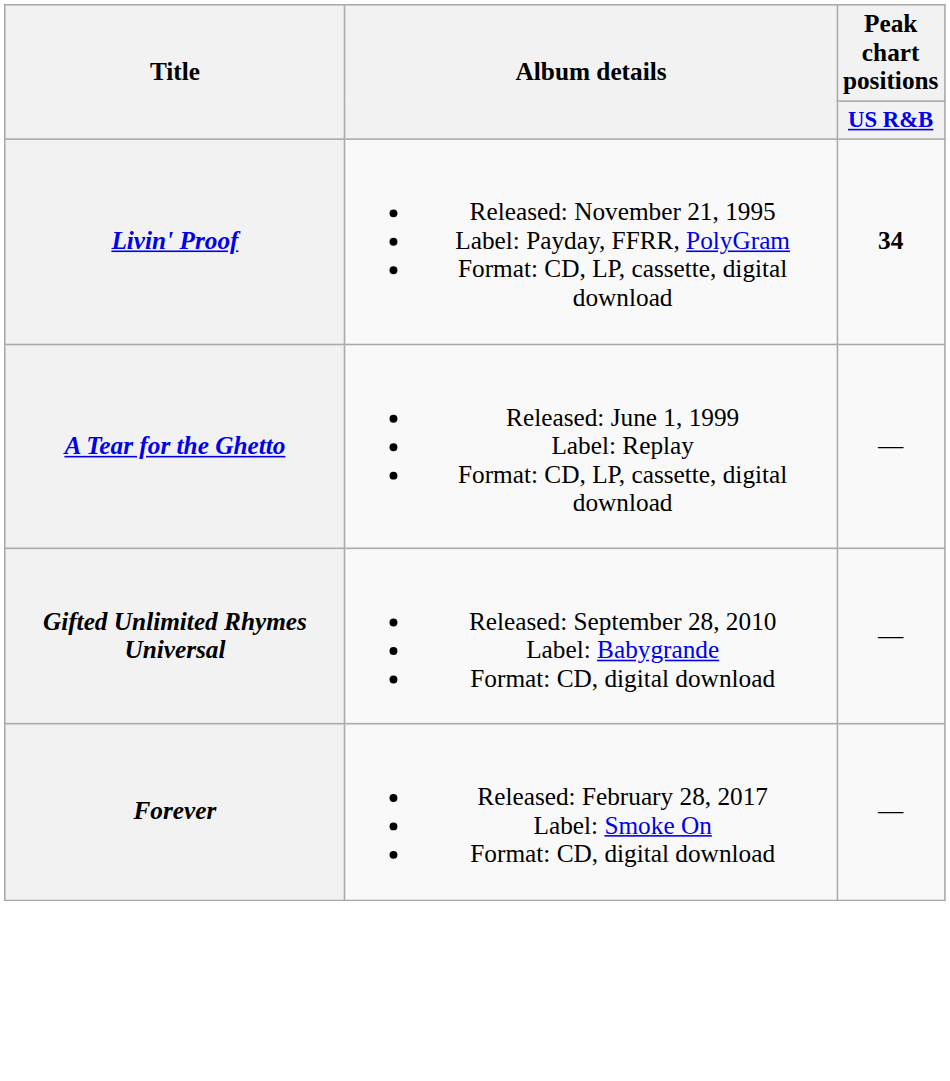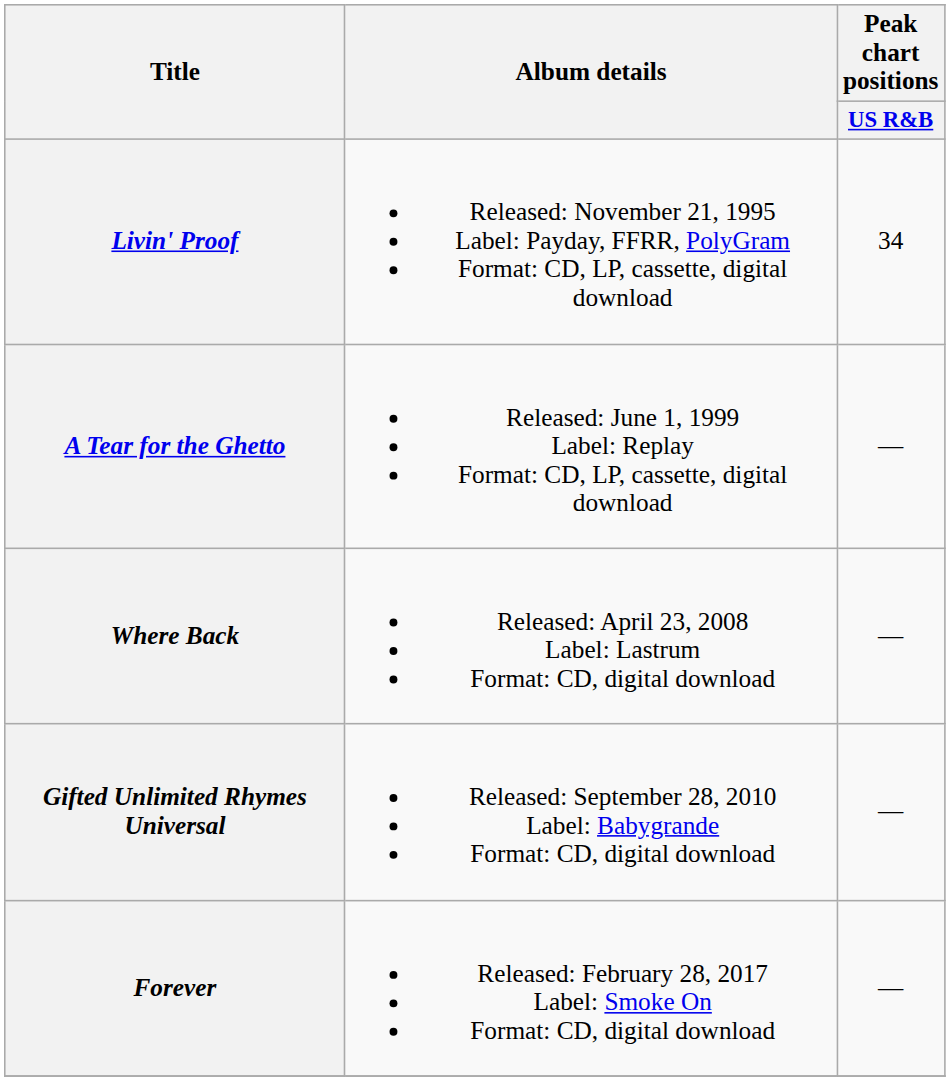(891, 241) bold -> (891, 241) normal
+ row: (175, 635)
